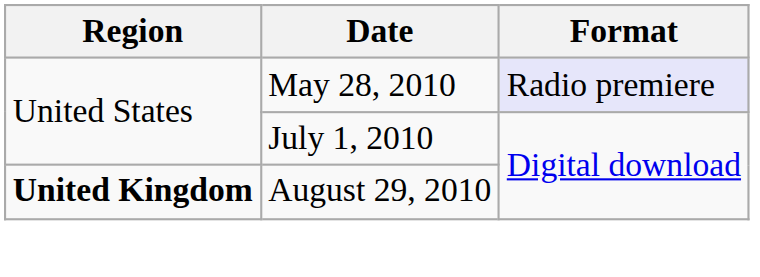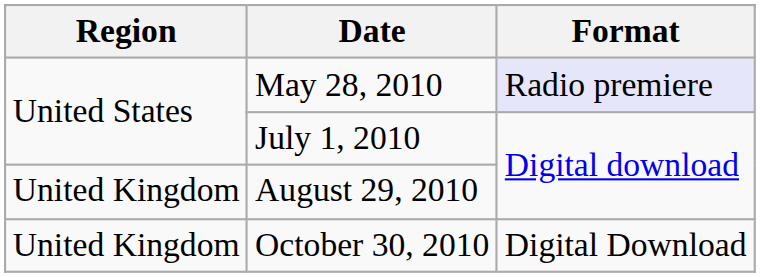(133, 191) bold -> (126, 191) normal
+ row: (372, 244)
